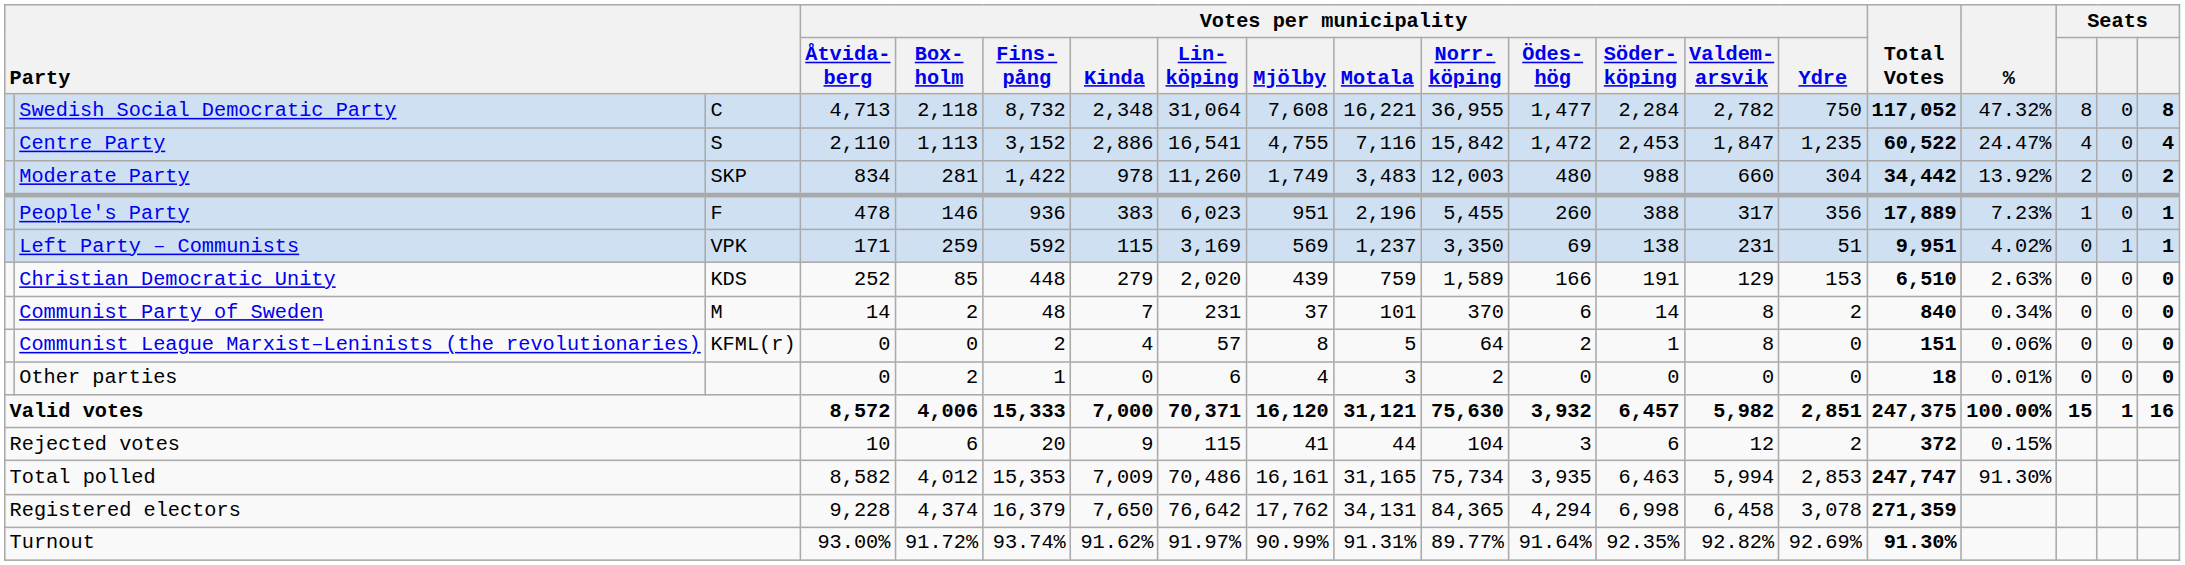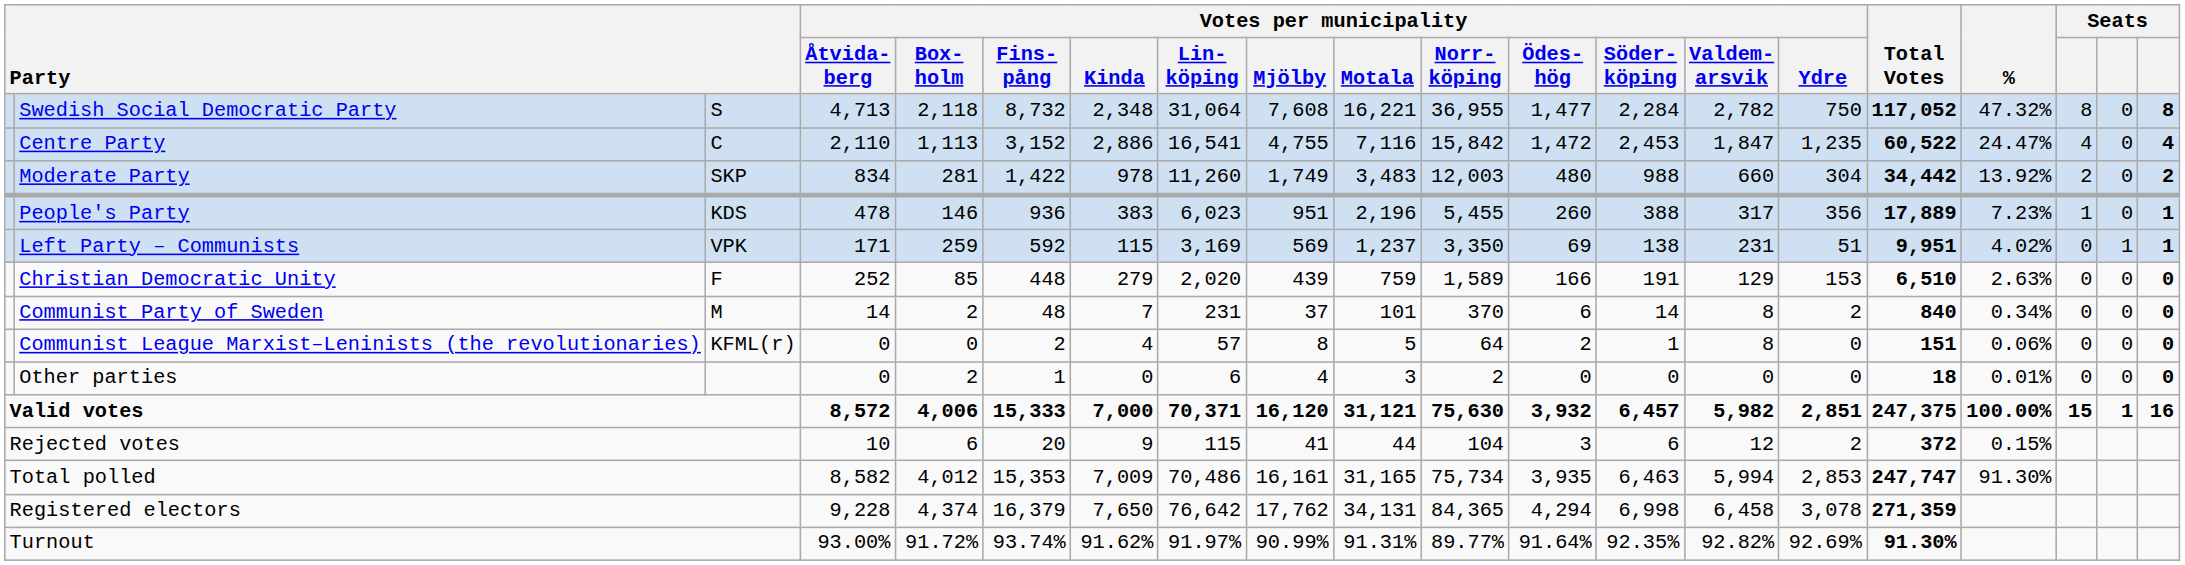(717, 111) C -> (717, 111) S
(717, 144) S -> (717, 144) C
(717, 213) F -> (729, 213) KDS
(729, 279) KDS -> (717, 279) F
